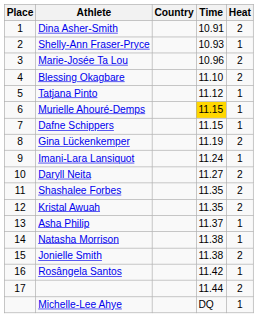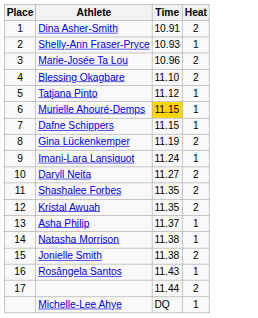- column: (174, 12)
(211, 272) 11.42 -> (167, 272) 11.43
